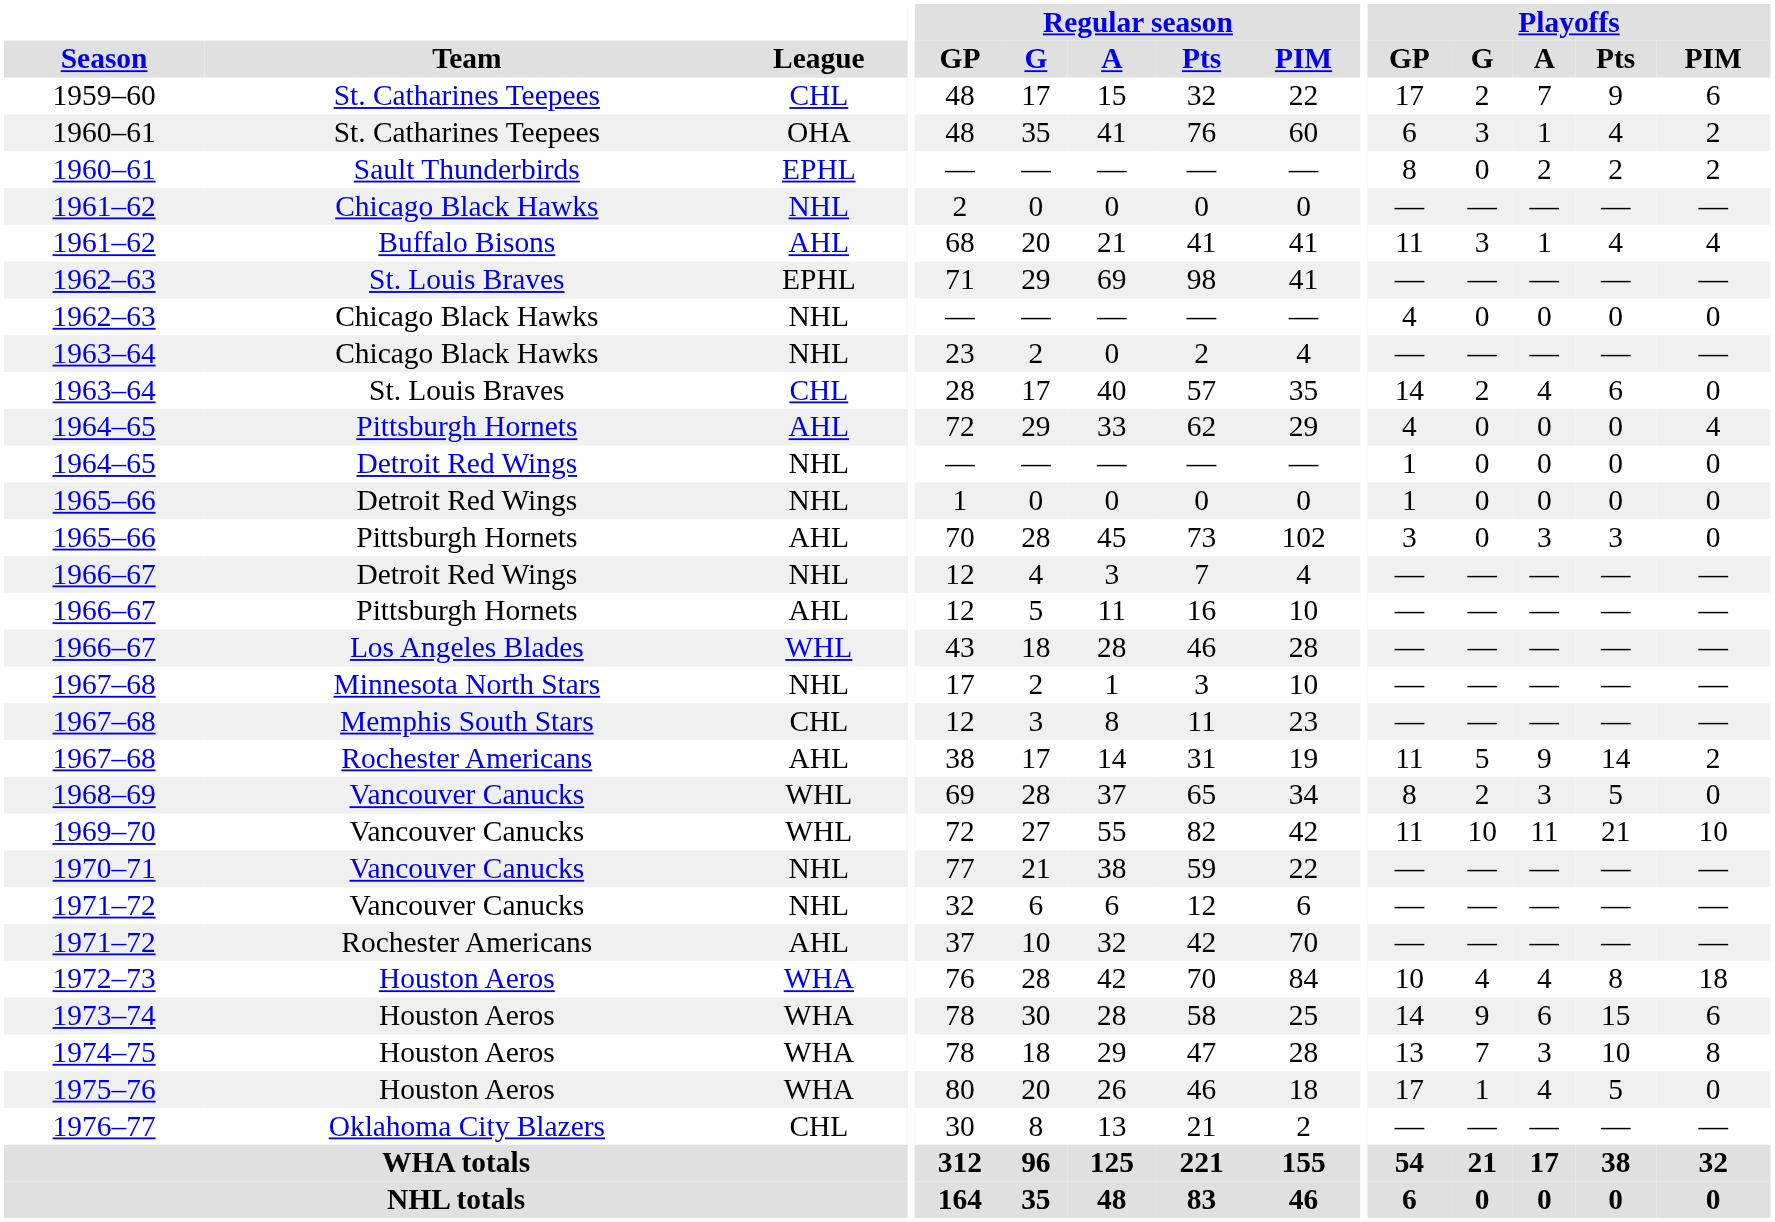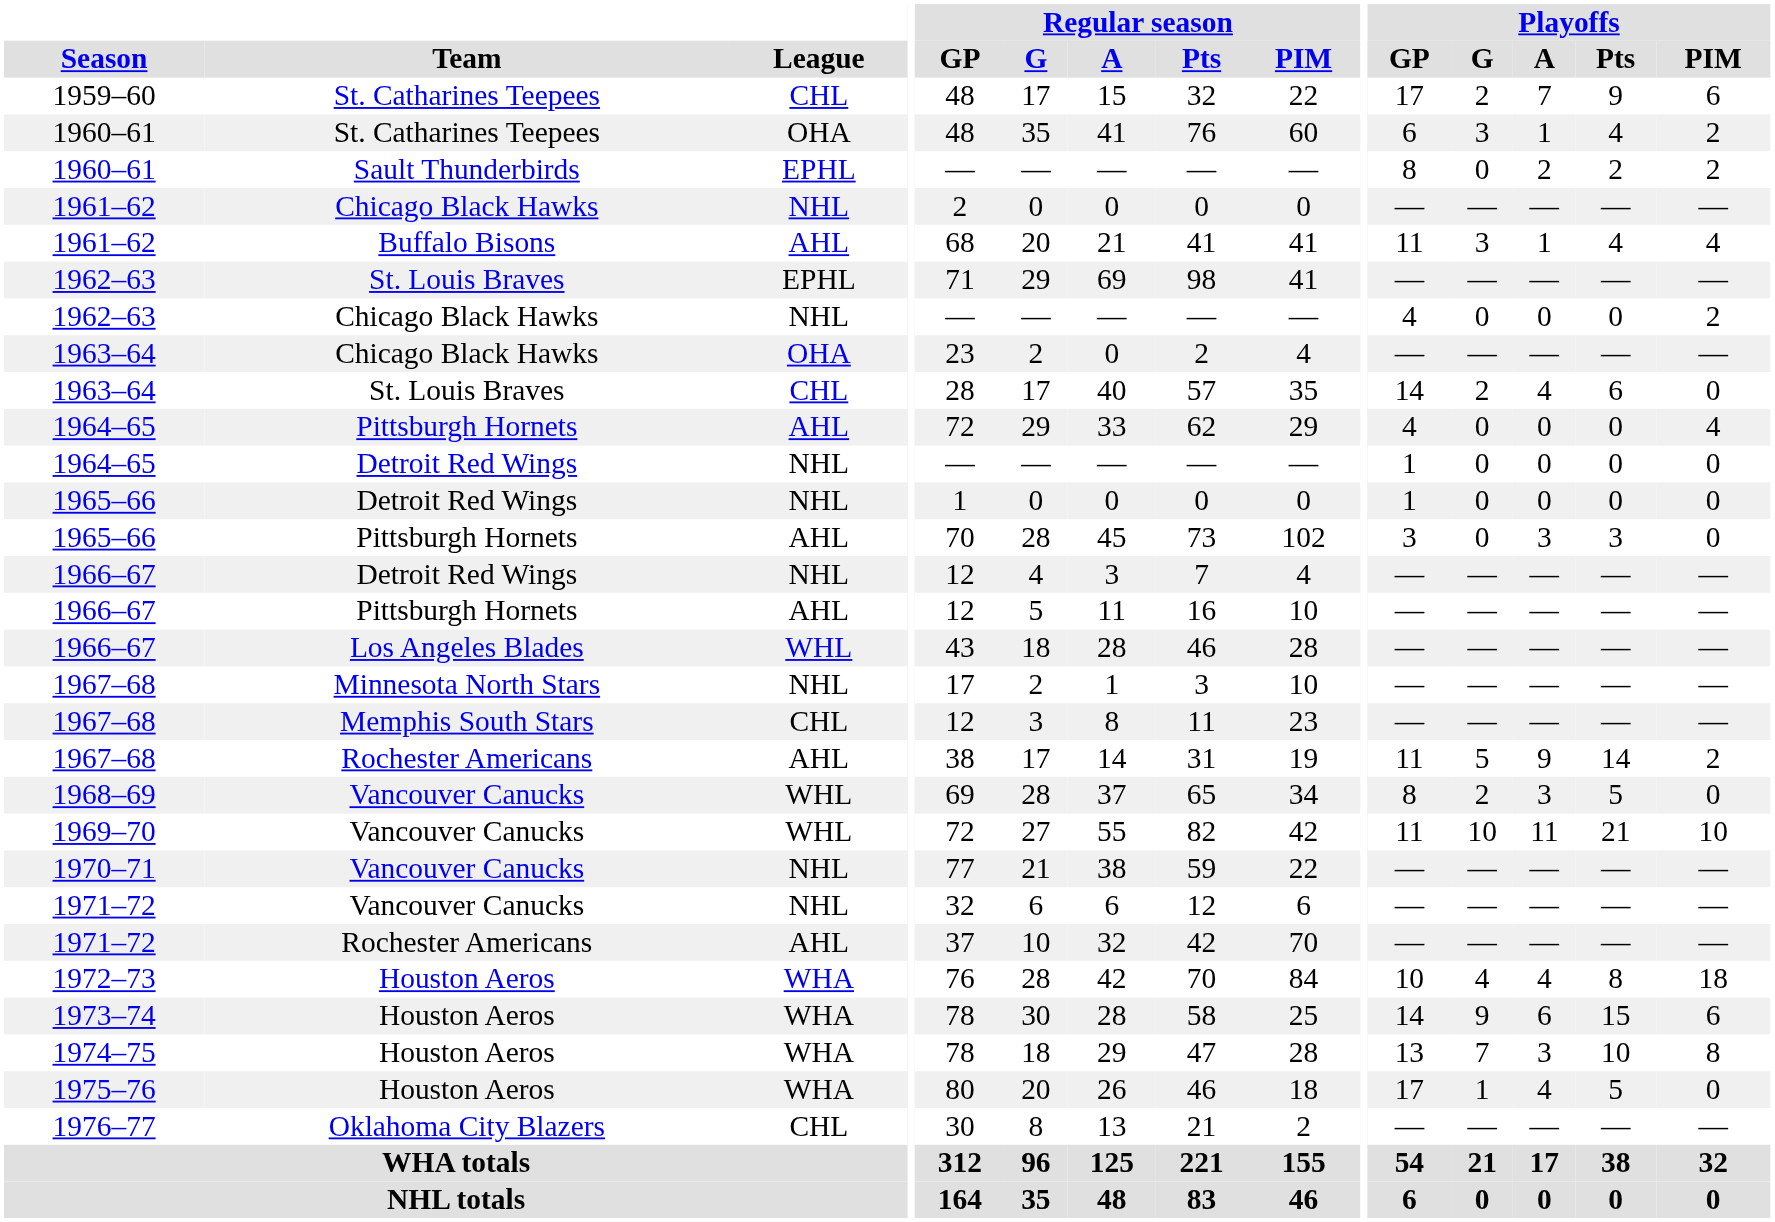(1713, 316) 0 -> (1713, 316) 2
(819, 353) NHL -> (819, 353) OHA
